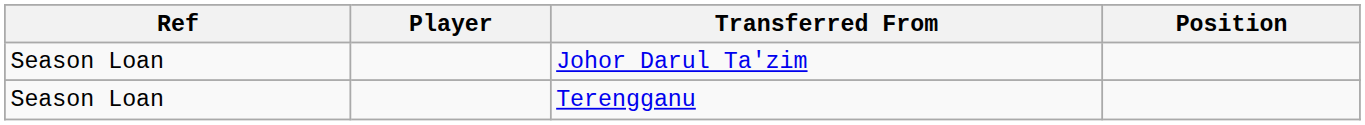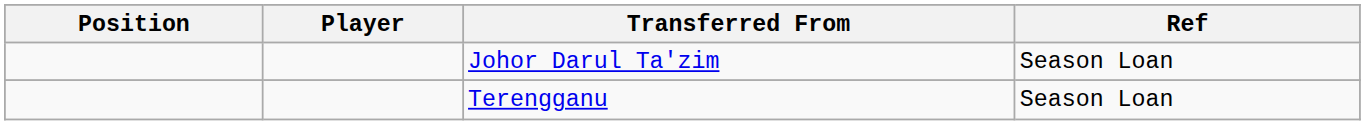columns swapped: (1232, 24) <-> (178, 24)
